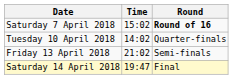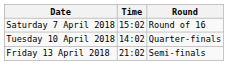(182, 25) bold -> (177, 25) normal
- row: (63, 67)
